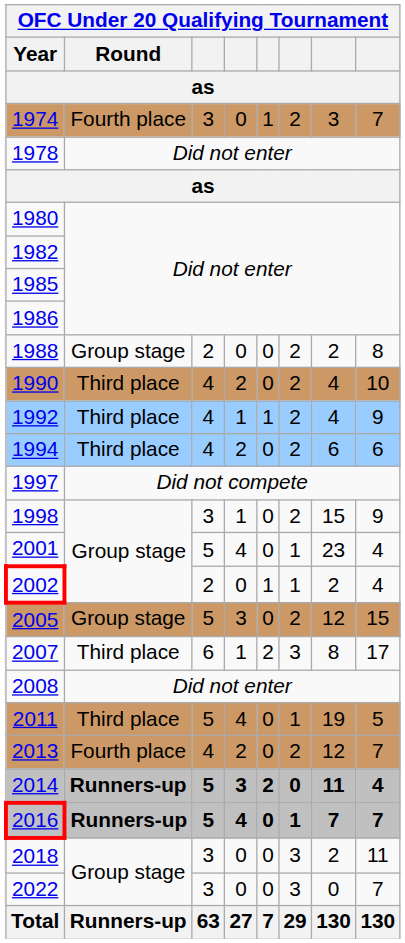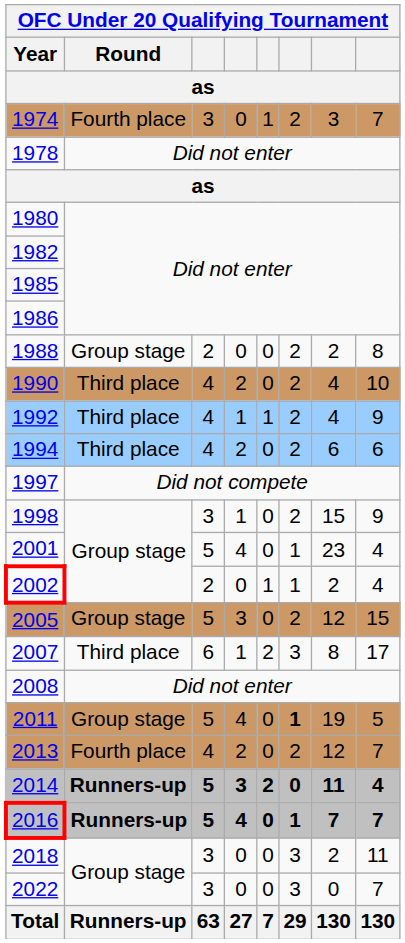(128, 718) Third place -> (128, 718) Group stage
(295, 718) normal -> (295, 718) bold
